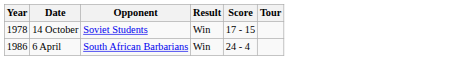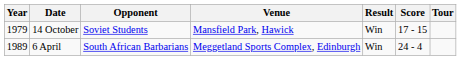+ column: (277, 13)
(17, 30) 1978 -> (17, 30) 1979
(17, 47) 1986 -> (17, 47) 1989
